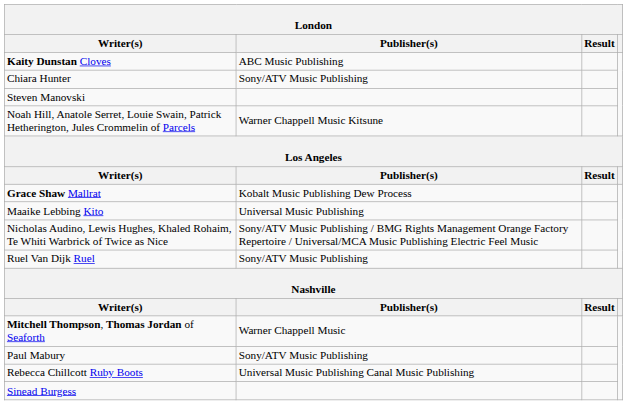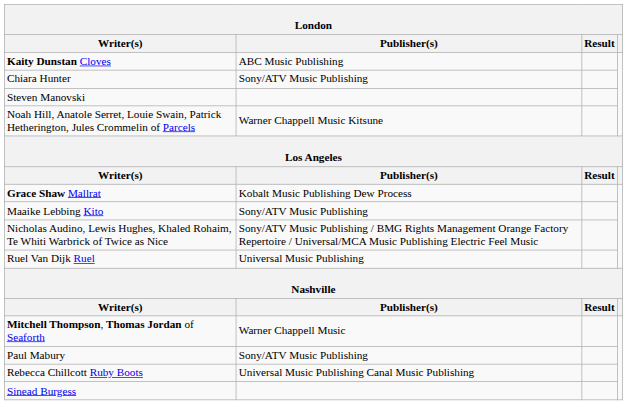(301, 211) Universal Music Publishing -> (303, 211) Sony/ATV Music Publishing
(303, 259) Sony/ATV Music Publishing -> (301, 259) Universal Music Publishing
